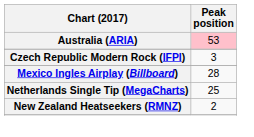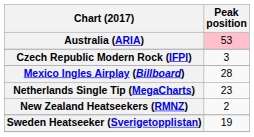(214, 90) 25 -> (227, 90) 23
+ row: (104, 123)
